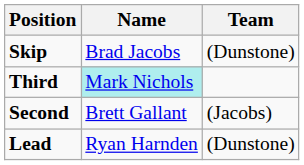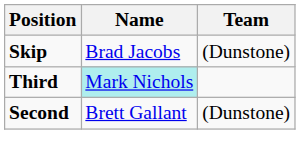(239, 112) (Jacobs) -> (246, 112) (Dunstone)
- row: (30, 143)
